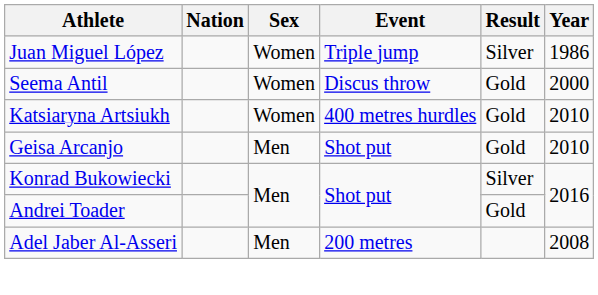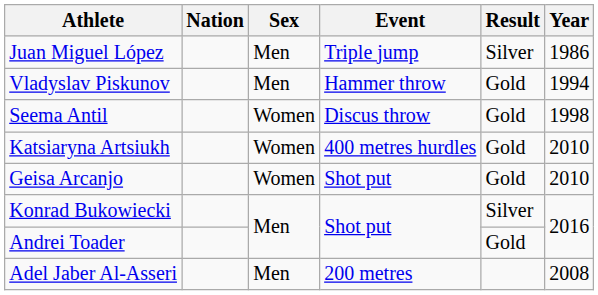(284, 52) Women -> (272, 52) Men
+ row: (90, 83)
(569, 83) 2000 -> (569, 115) 1998
(272, 147) Men -> (284, 178) Women
